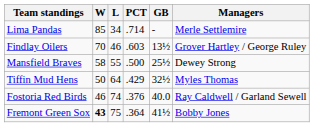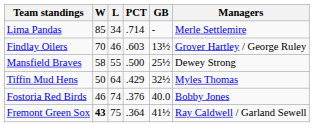(241, 96) Ray Caldwell / Garland Sewell -> (202, 96) Bobby Jones
(202, 113) Bobby Jones -> (241, 113) Ray Caldwell / Garland Sewell
